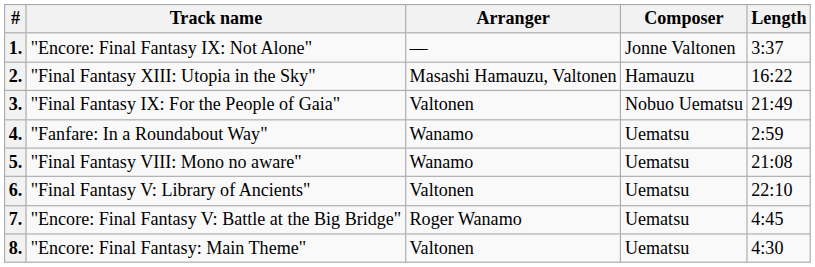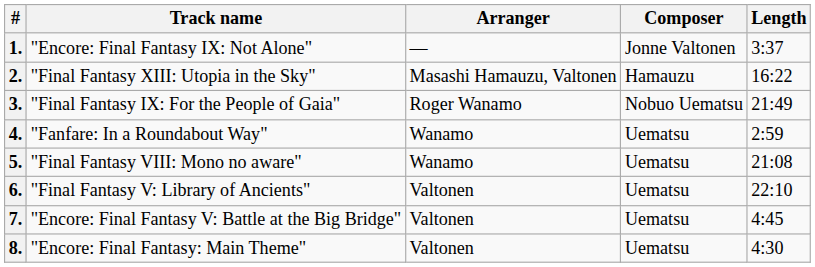(442, 104) Valtonen -> (466, 104) Roger Wanamo
(466, 219) Roger Wanamo -> (442, 219) Valtonen
